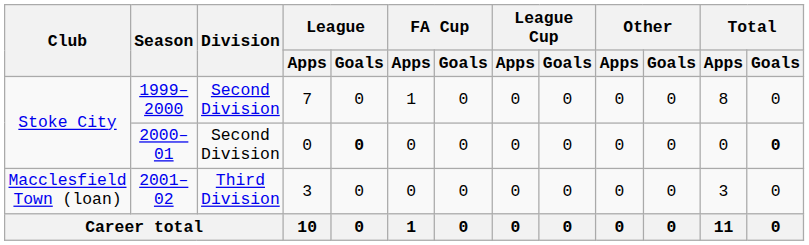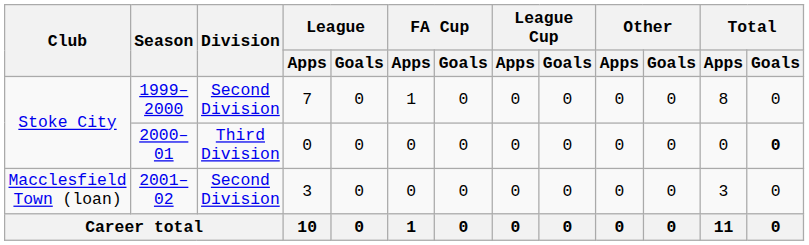(240, 145) Second Division -> (240, 145) Third Division
(359, 145) bold -> (359, 145) normal
(240, 191) Third Division -> (240, 191) Second Division
